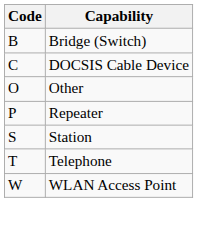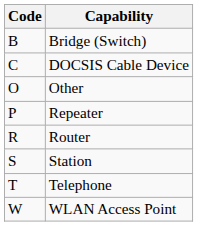+ row: (69, 137)
